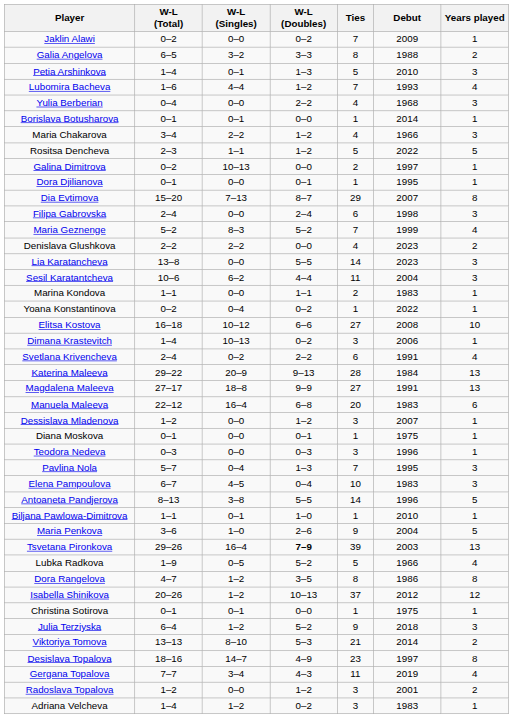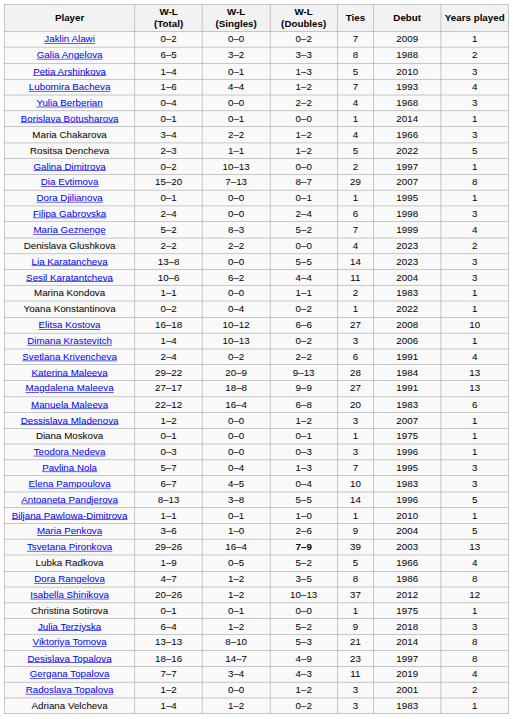rows swapped: (70, 181) <-> (70, 197)
(475, 642) 2 -> (475, 642) 8
